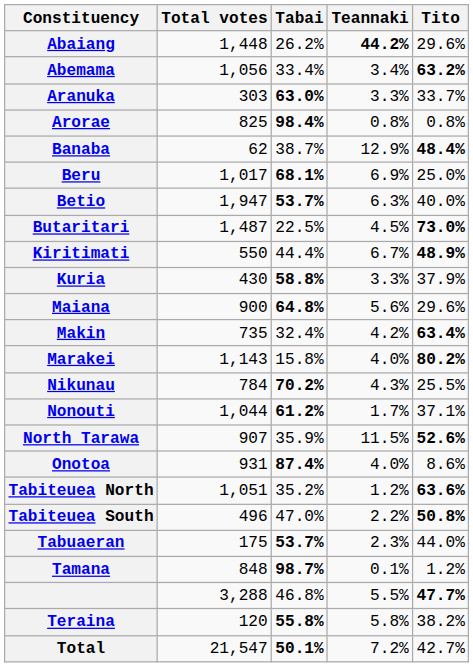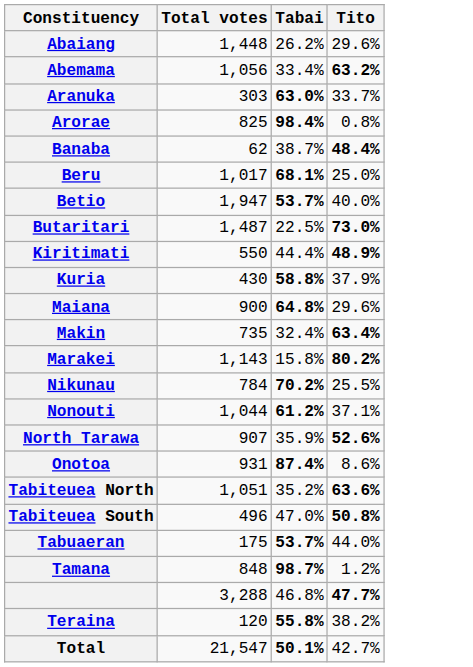- column: (370, 18)
